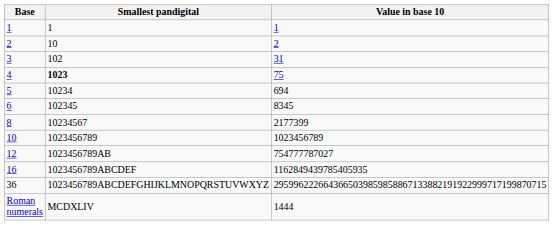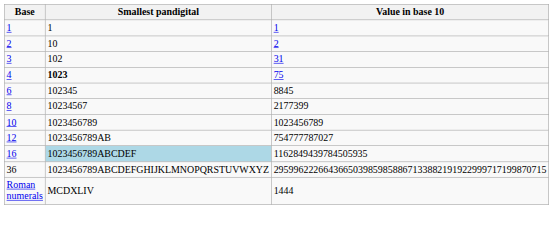- row: (9, 91)
(284, 106) 8345 -> (284, 91) 8845
(92, 169) no background -> (92, 153) lightblue background
(321, 169) 1162849439785405935 -> (321, 153) 1162849439784505935
